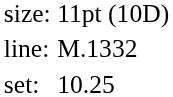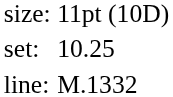rows swapped: (22, 84) <-> (27, 49)
